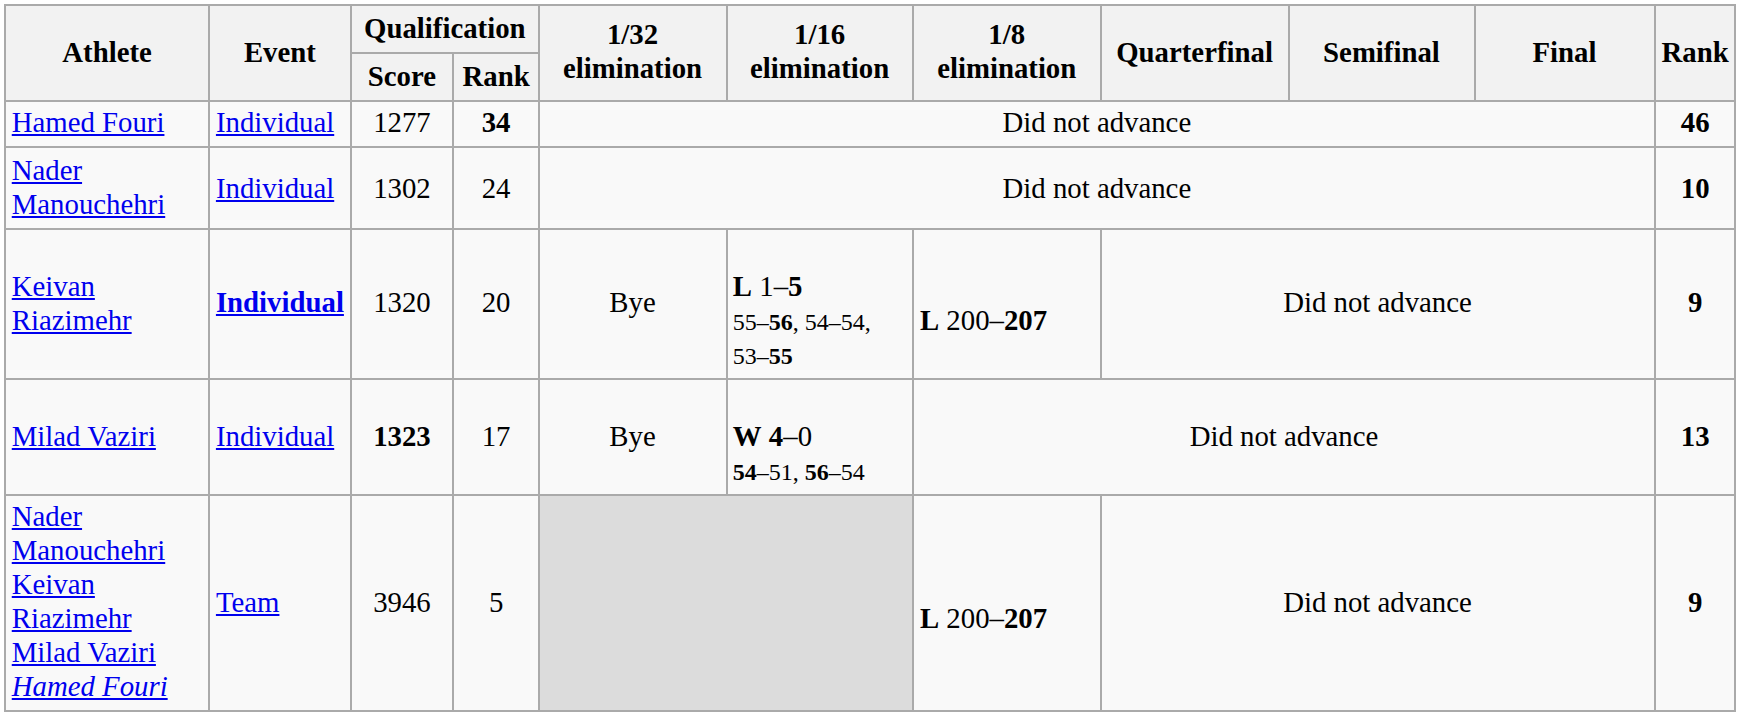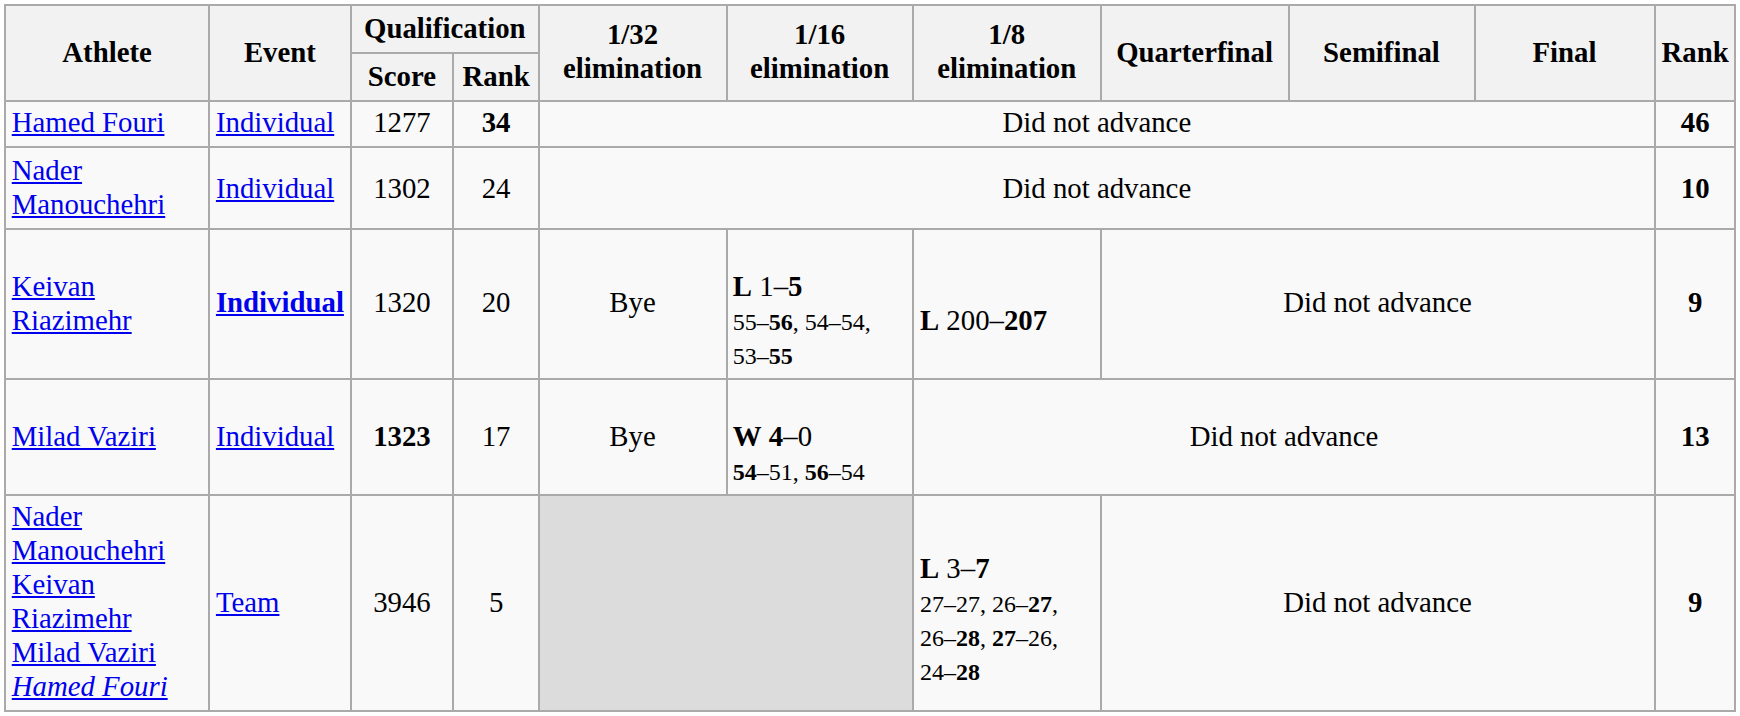(984, 619) L 200–207 -> (989, 619) L 3–7 27–27, 26–27, 26–28, 27–26, 24–28
